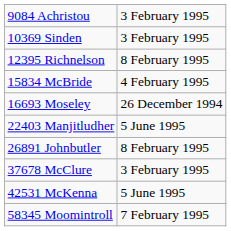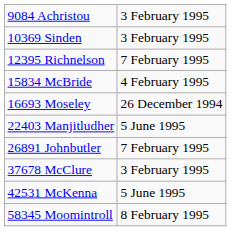(165, 60) 8 February 1995 -> (165, 60) 7 February 1995
(165, 148) 8 February 1995 -> (165, 148) 7 February 1995
(165, 214) 7 February 1995 -> (165, 214) 8 February 1995
